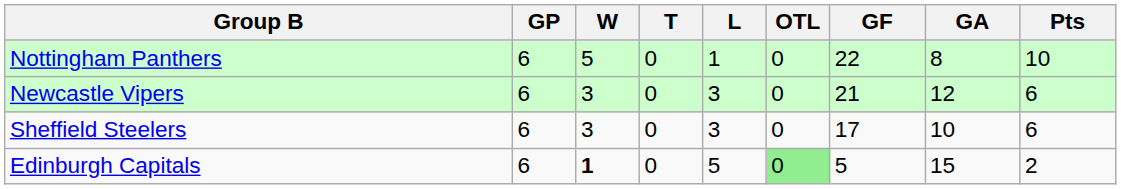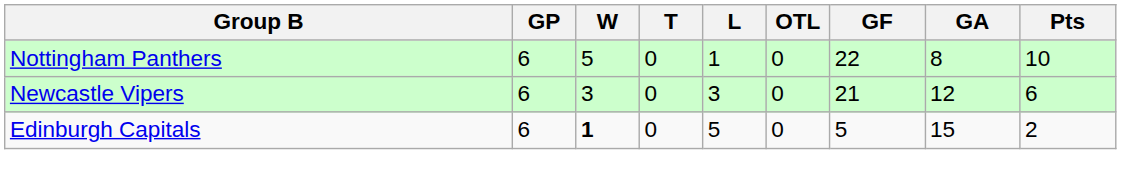- row: (98, 129)
(778, 165) lightgreen background -> (778, 129) no background
